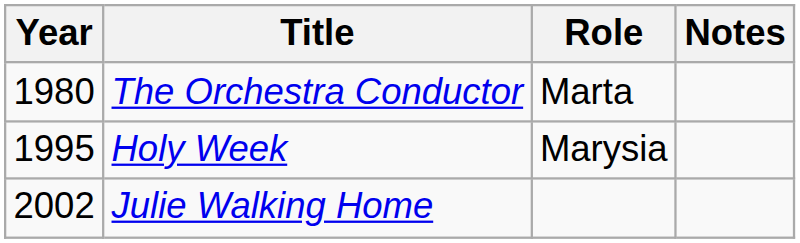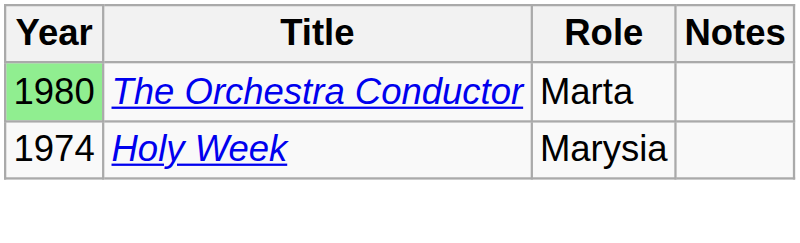(54, 91) no background -> (54, 91) lightgreen background
(54, 149) 1995 -> (54, 149) 1974
- row: (272, 206)
